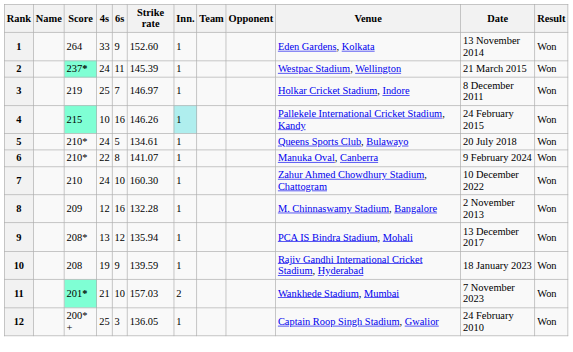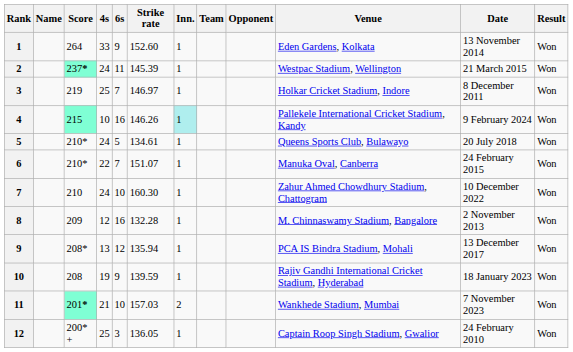(488, 119) 24 February 2015 -> (497, 119) 9 February 2024
(117, 158) 8 -> (117, 164) 7
(144, 158) 141.07 -> (144, 164) 151.07
(497, 158) 9 February 2024 -> (488, 164) 24 February 2015
